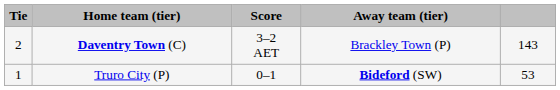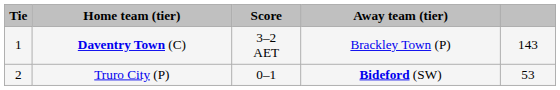(18, 45) 2 -> (18, 45) 1
(18, 75) 1 -> (18, 75) 2
